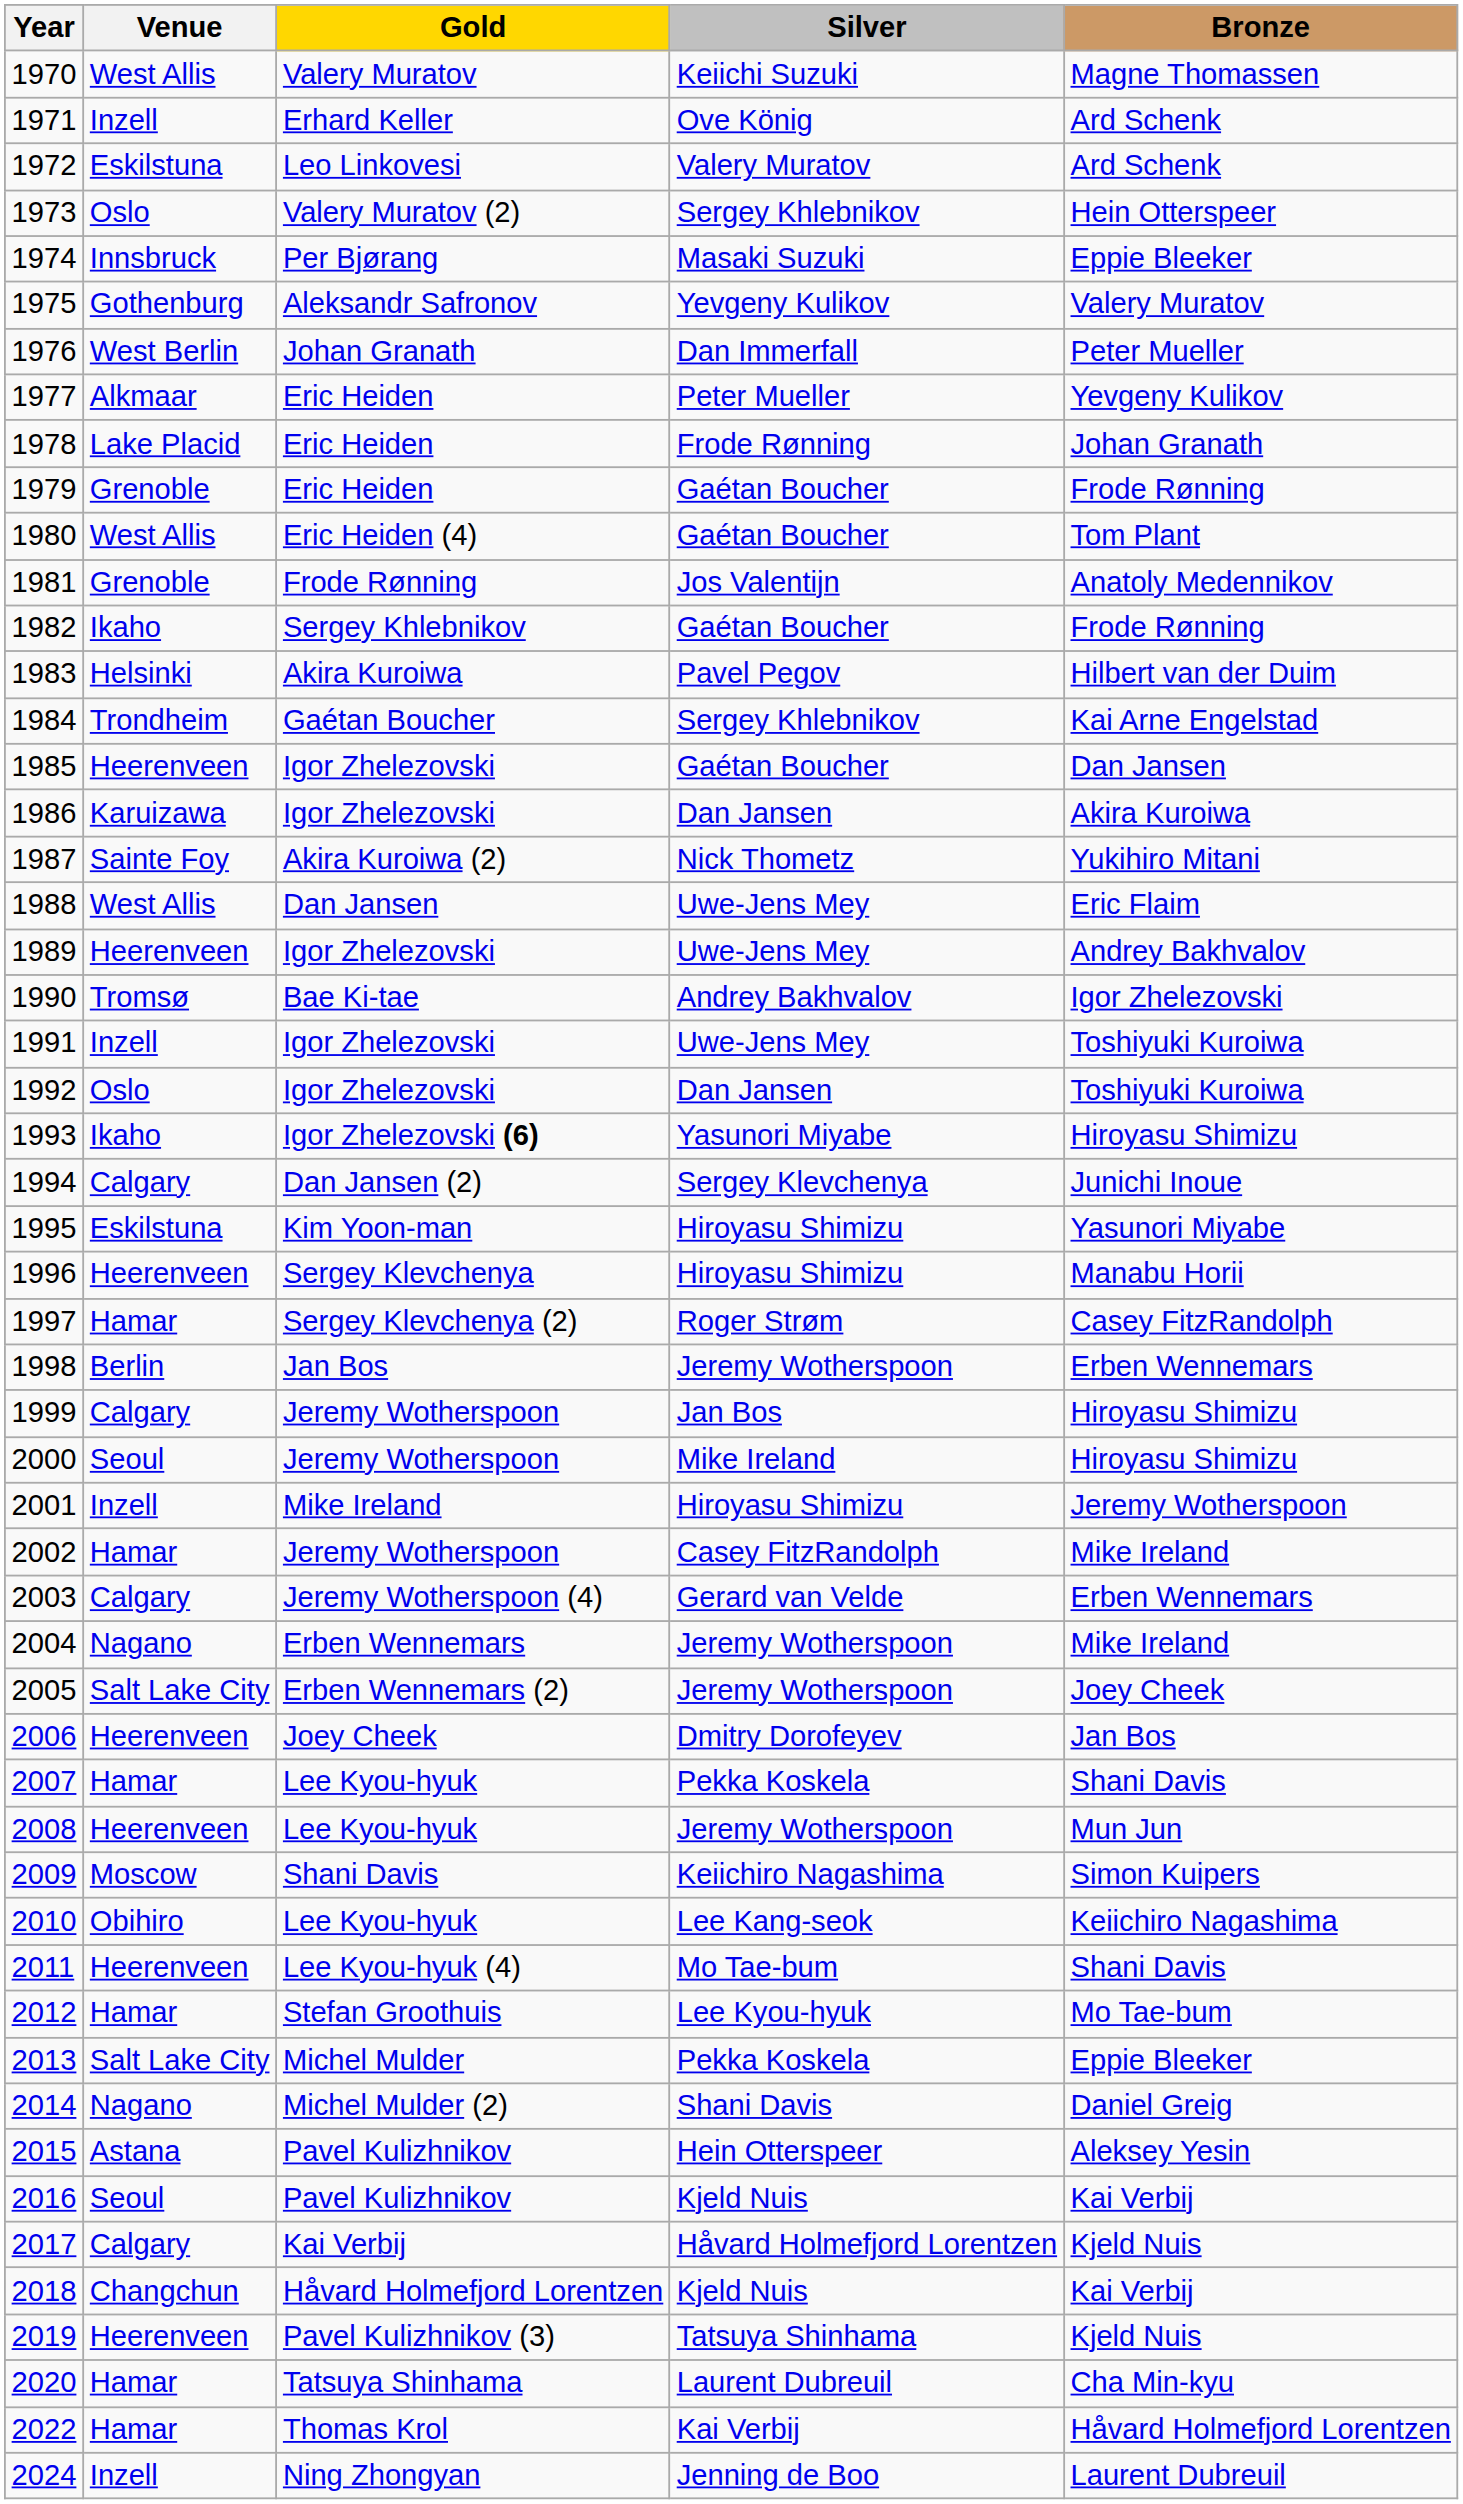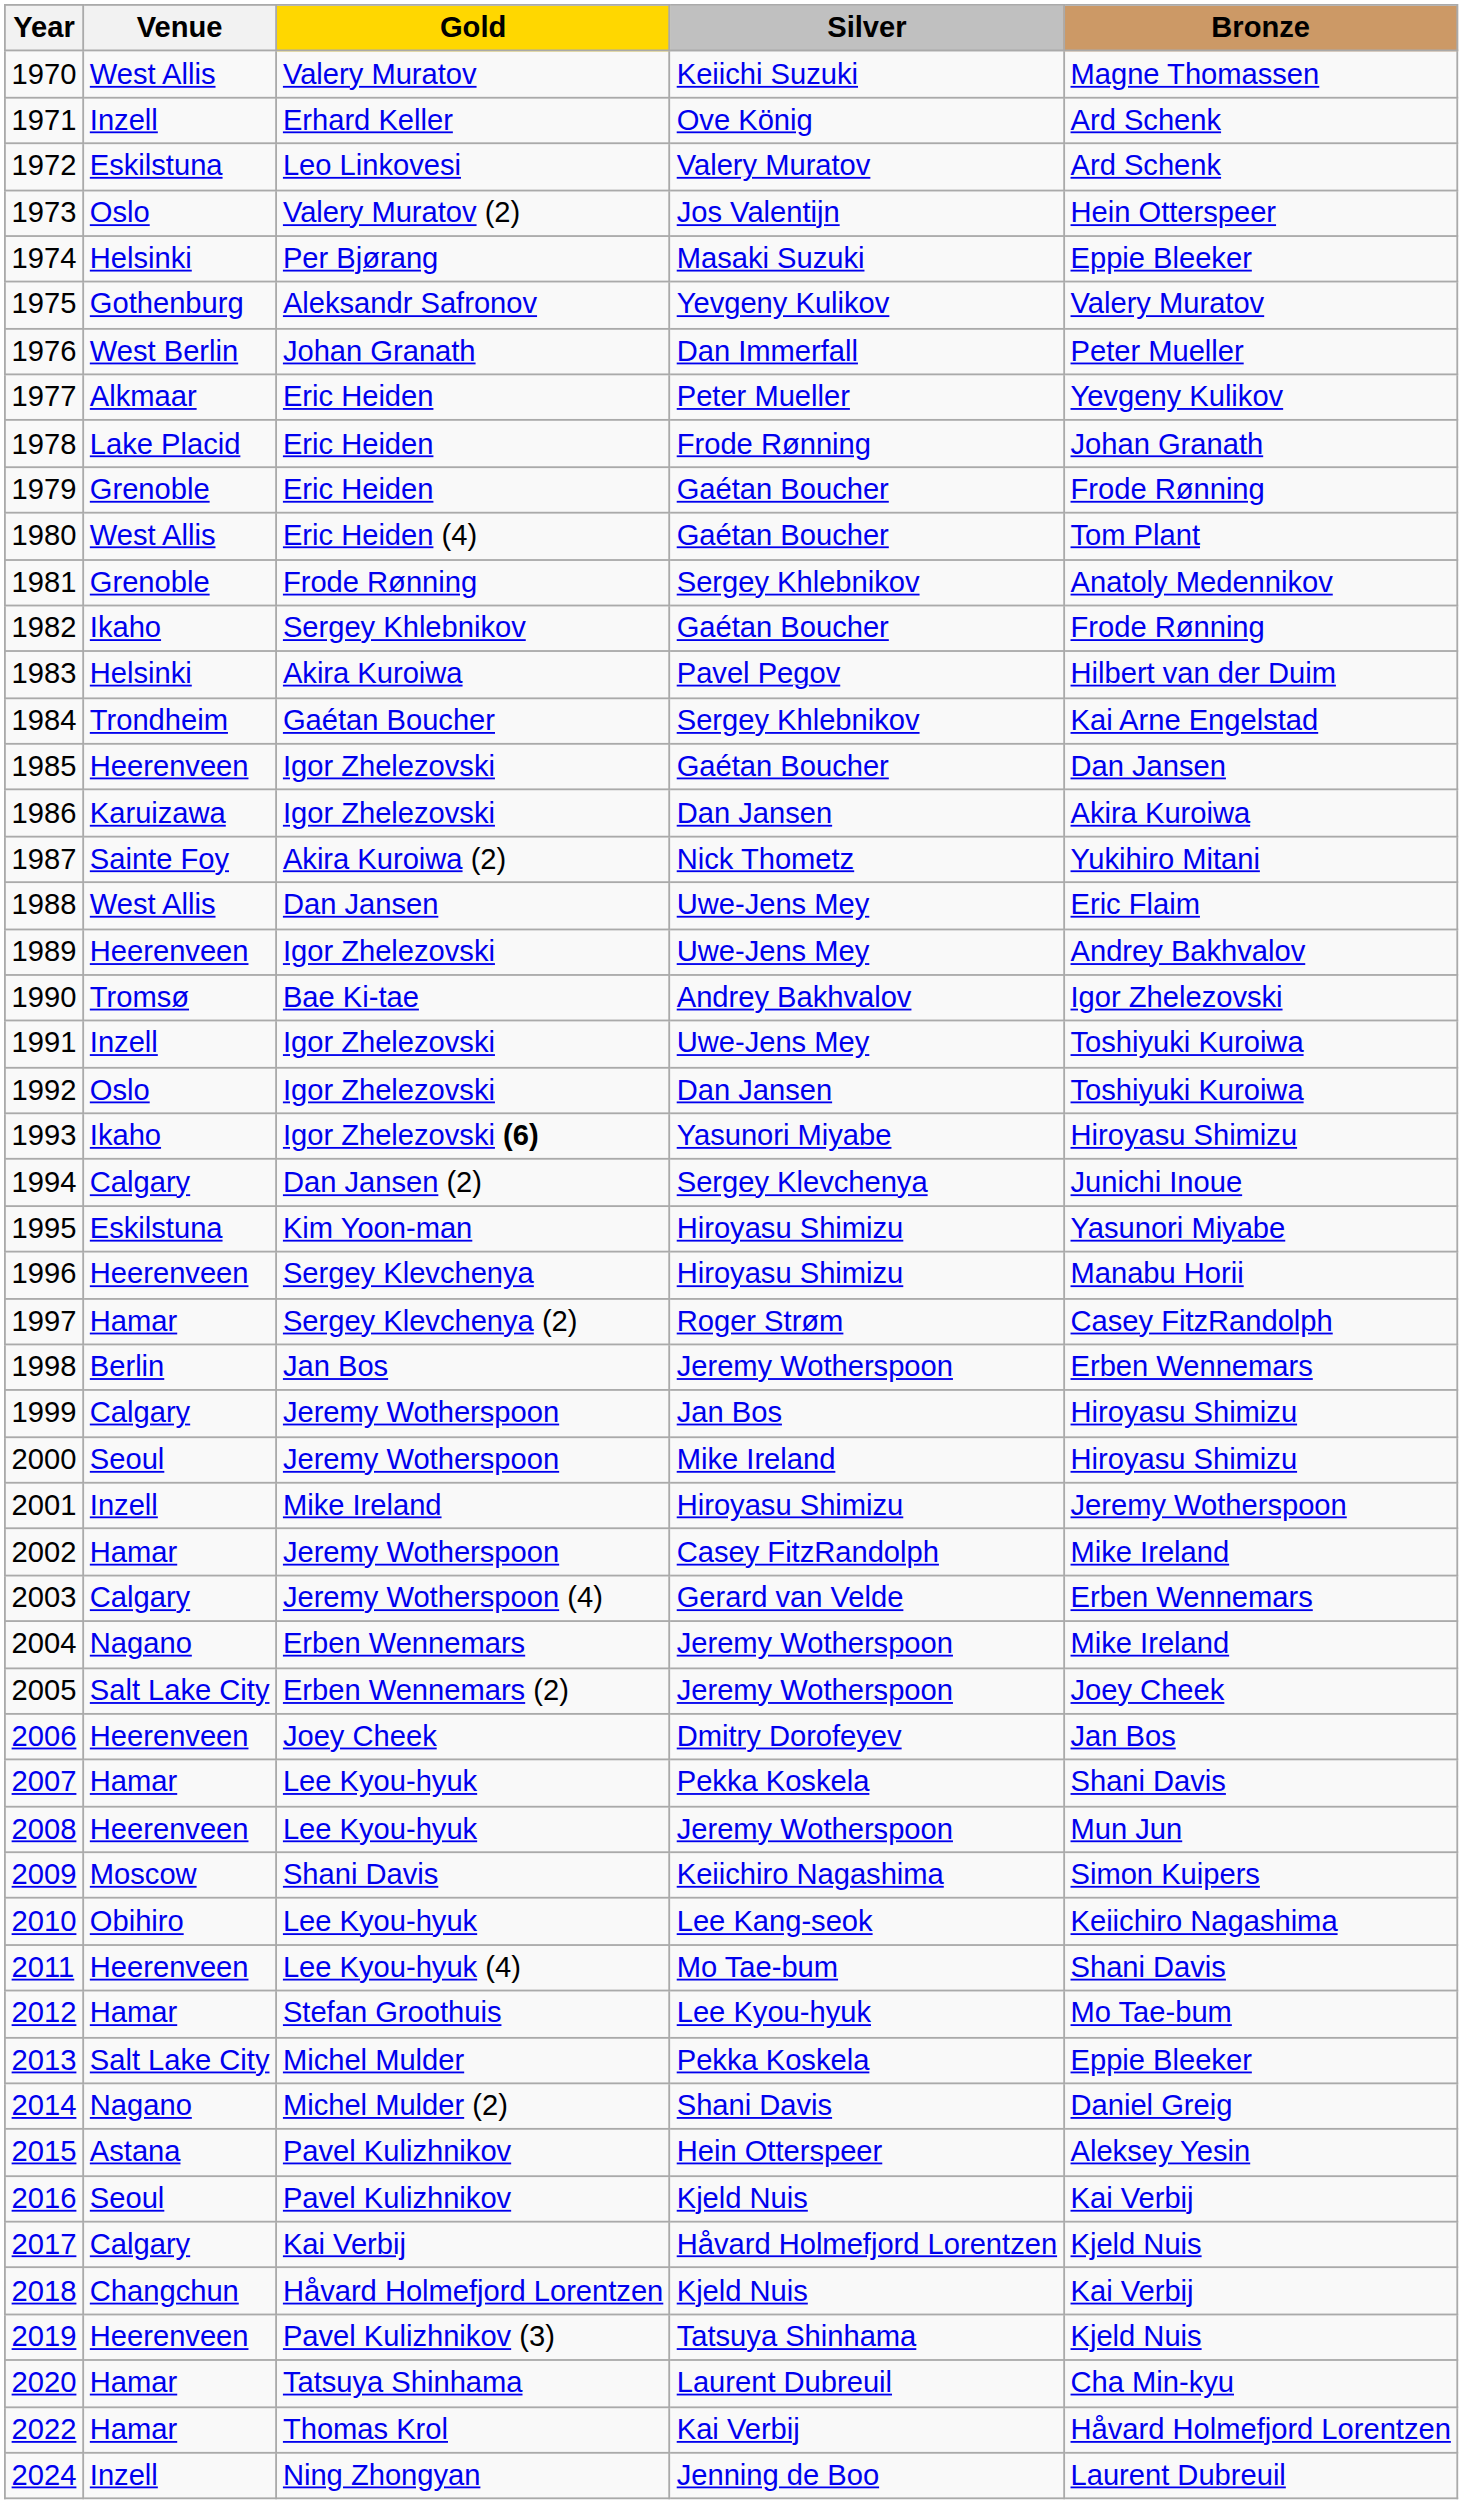(798, 212) Sergey Khlebnikov -> (758, 212) Jos Valentijn
(153, 258) Innsbruck -> (141, 258) Helsinki
(758, 581) Jos Valentijn -> (798, 581) Sergey Khlebnikov
